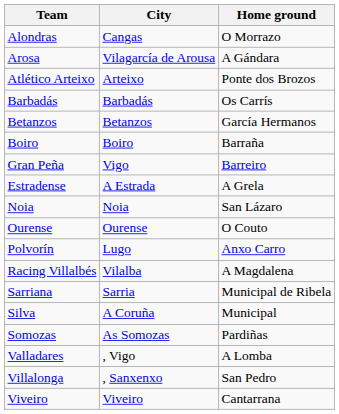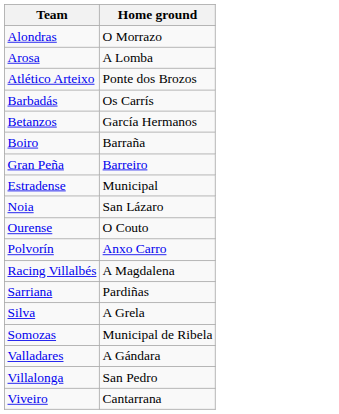- column: (159, 15)
(250, 57) A Gándara -> (128, 57) A Lomba
(243, 185) A Grela -> (130, 185) Municipal
(276, 292) Municipal de Ribela -> (126, 292) Pardiñas
(249, 313) Municipal -> (124, 313) A Grela
(245, 334) Pardiñas -> (157, 334) Municipal de Ribela
(247, 356) A Lomba -> (132, 356) A Gándara
